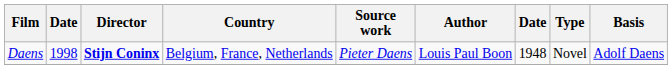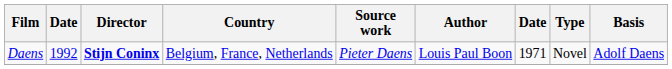(64, 53) 1998 -> (64, 53) 1992
(533, 53) 1948 -> (533, 53) 1971
